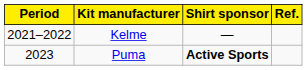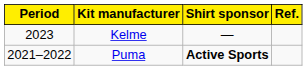(39, 34) 2021–2022 -> (39, 34) 2023
(39, 55) 2023 -> (39, 55) 2021–2022
